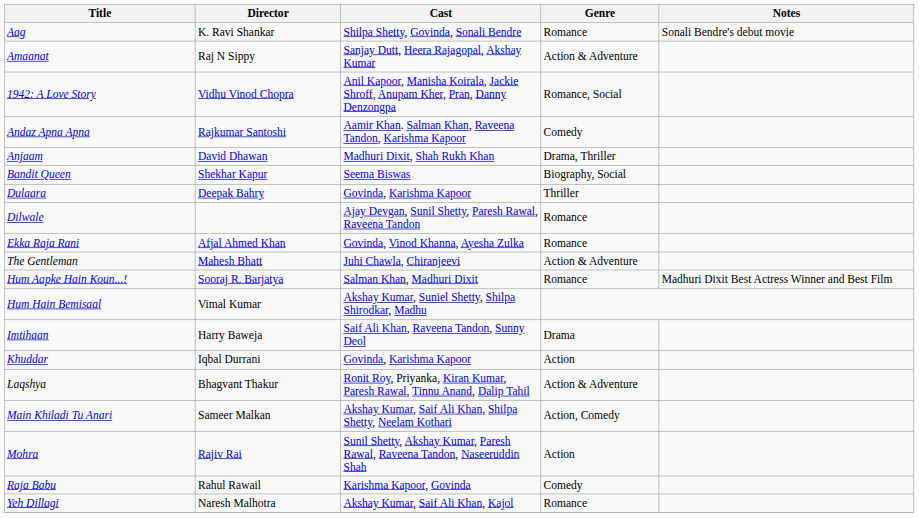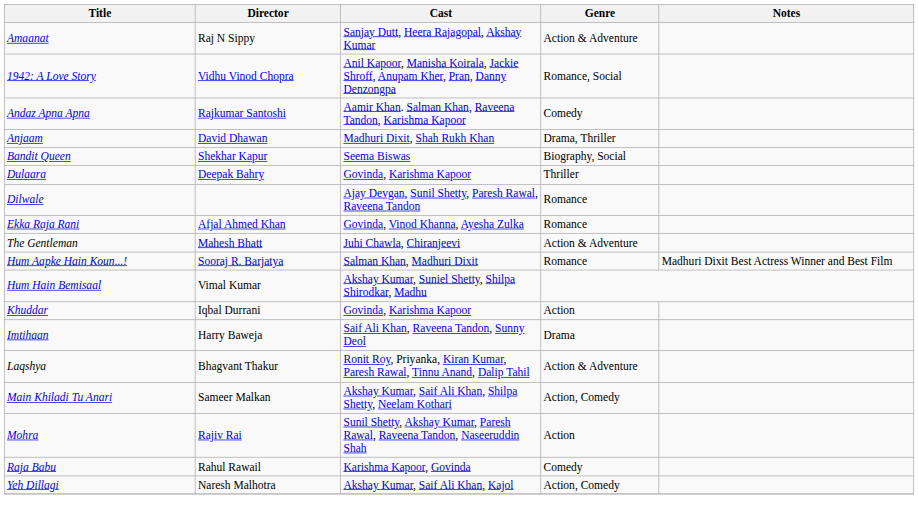- row: (16, 31)
rows swapped: (28, 335) <-> (28, 360)
(565, 503) Romance -> (582, 485) Action, Comedy
